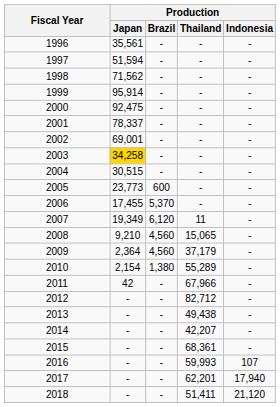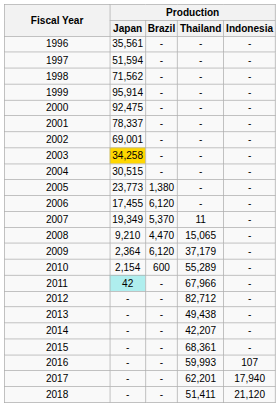(161, 188) 600 -> (161, 188) 1,380
(161, 204) 5,370 -> (161, 204) 6,120
(161, 220) 6,120 -> (161, 220) 5,370
(161, 236) 4,560 -> (161, 236) 4,470
(161, 252) 4,560 -> (161, 252) 6,120
(161, 268) 1,380 -> (161, 268) 600
(128, 283) no background -> (128, 283) paleturquoise background
